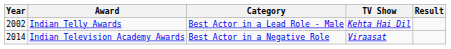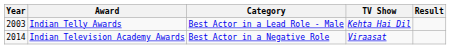(16, 24) 2002 -> (16, 24) 2003
